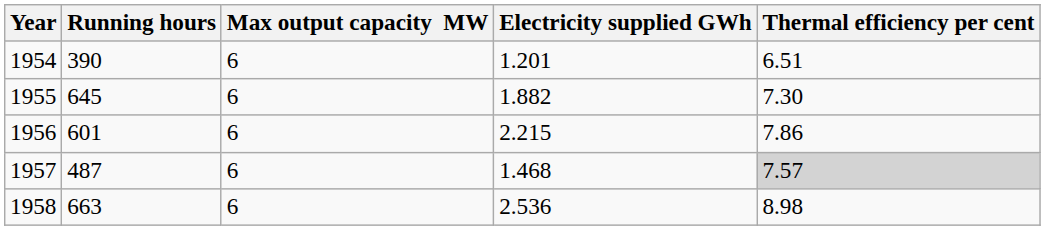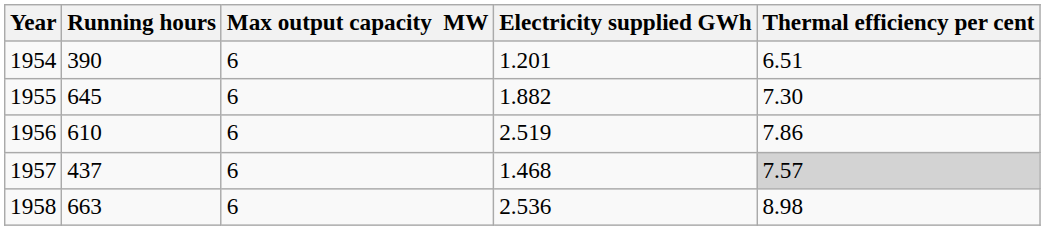(85, 133) 601 -> (85, 133) 610
(525, 133) 2.215 -> (525, 133) 2.519
(85, 170) 487 -> (85, 170) 437
